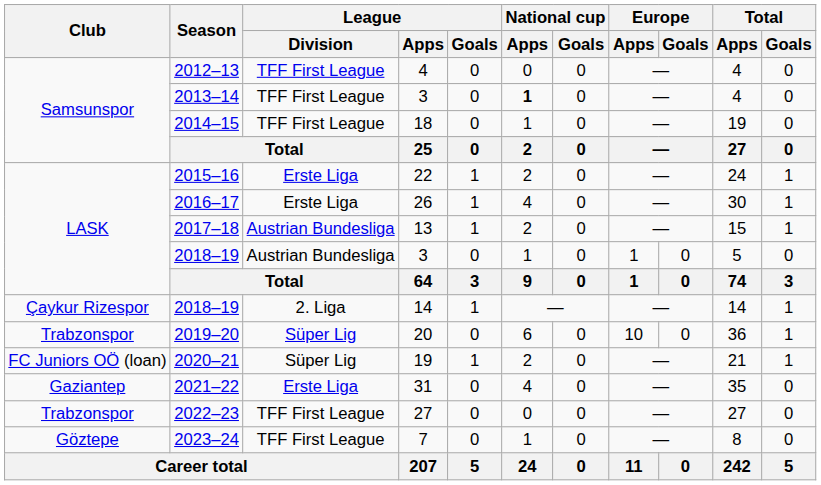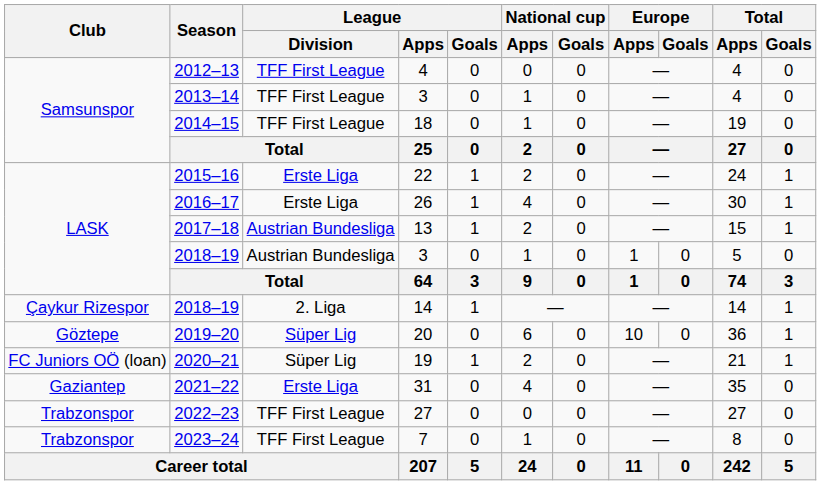(527, 96) bold -> (527, 96) normal
(87, 334) Trabzonspor -> (87, 334) Göztepe
(87, 439) Göztepe -> (87, 439) Trabzonspor
